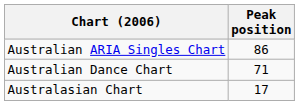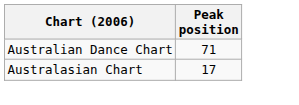- row: (116, 49)
